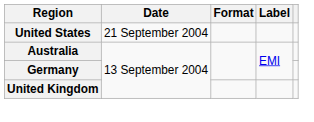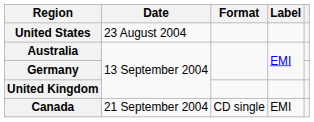(156, 32) 21 September 2004 -> (145, 32) 23 August 2004
+ row: (53, 107)
